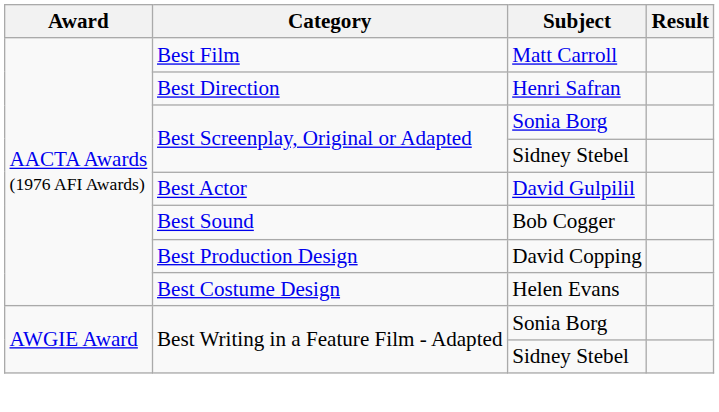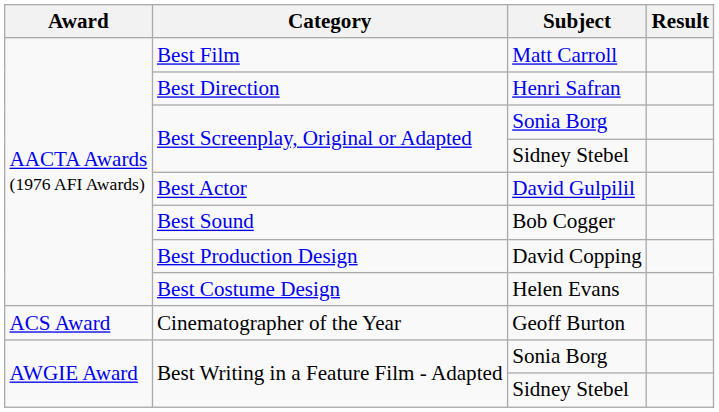+ row: (279, 322)
